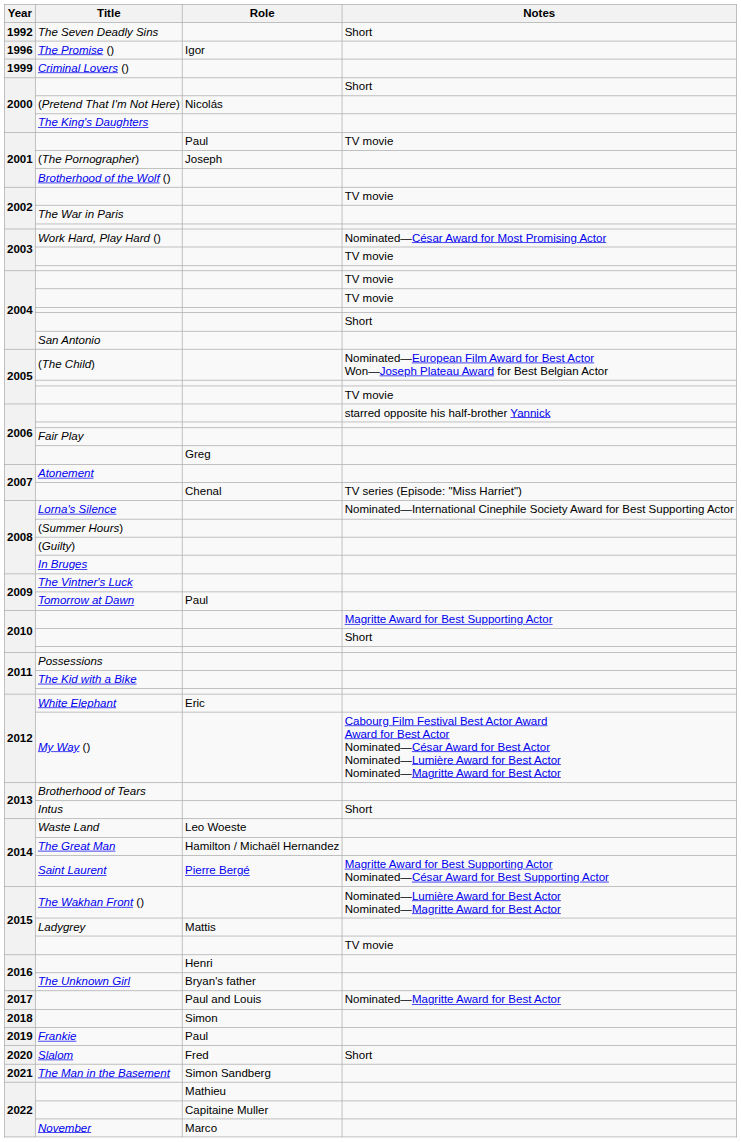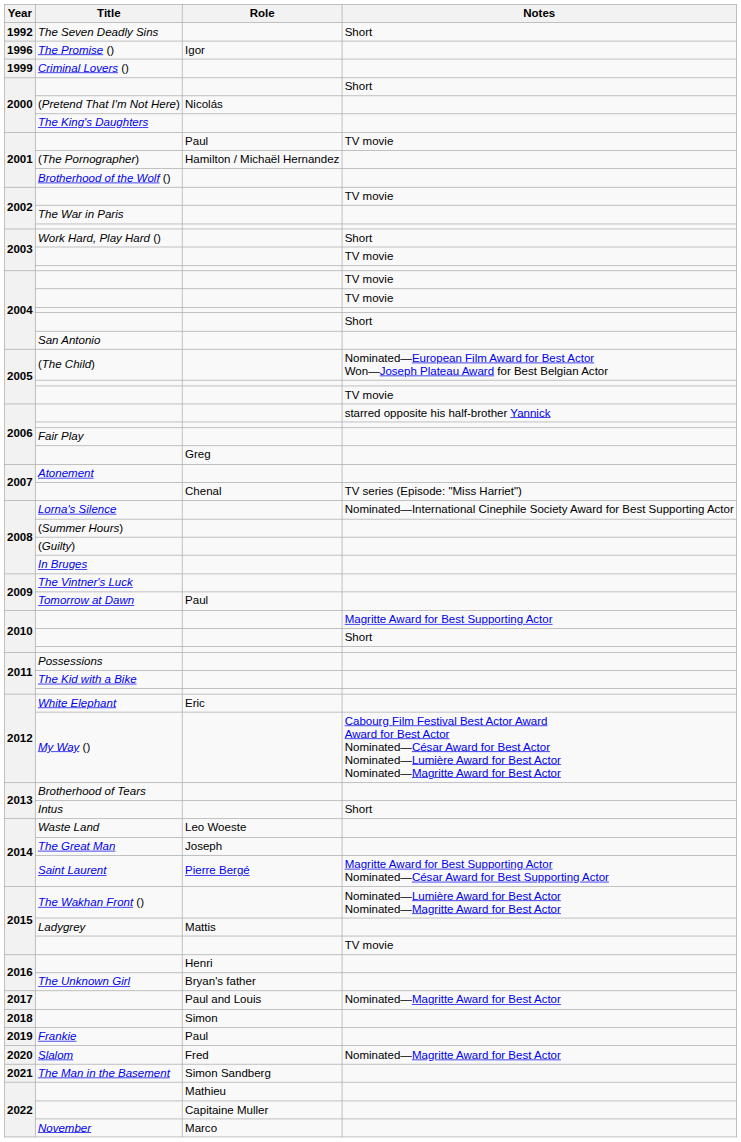(204, 159) Joseph -> (262, 159) Hamilton / Michaël Hernandez
(475, 238) Nominated—César Award for Most Promising Actor -> (358, 238) Short
(262, 846) Hamilton / Michaël Hernandez -> (204, 846) Joseph
(358, 1055) Short -> (453, 1055) Nominated—Magritte Award for Best Actor
